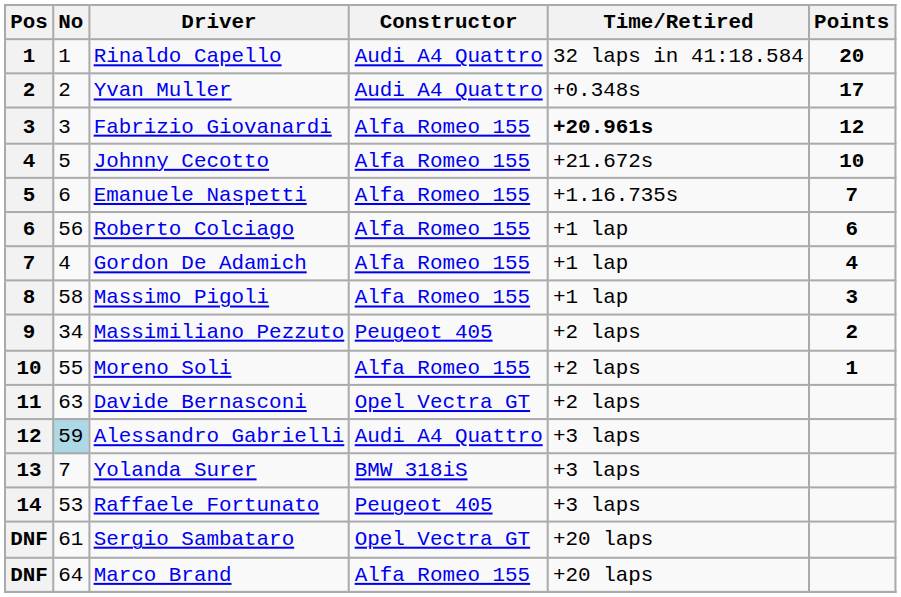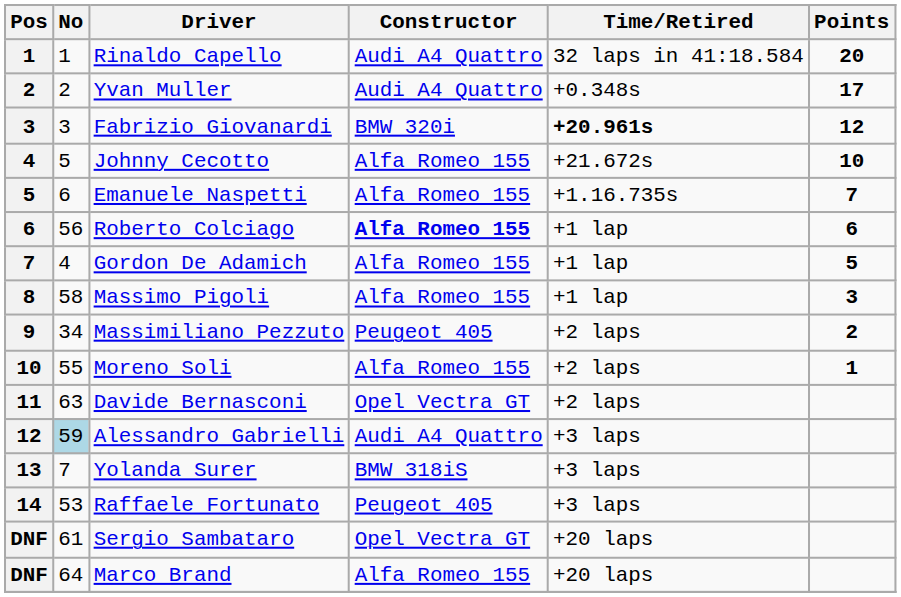(442, 126) Alfa Romeo 155 -> (405, 126) BMW 320i
(442, 230) normal -> (442, 230) bold
(852, 264) 4 -> (852, 264) 5
